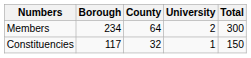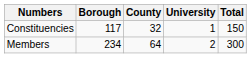rows swapped: (40, 45) <-> (28, 28)
